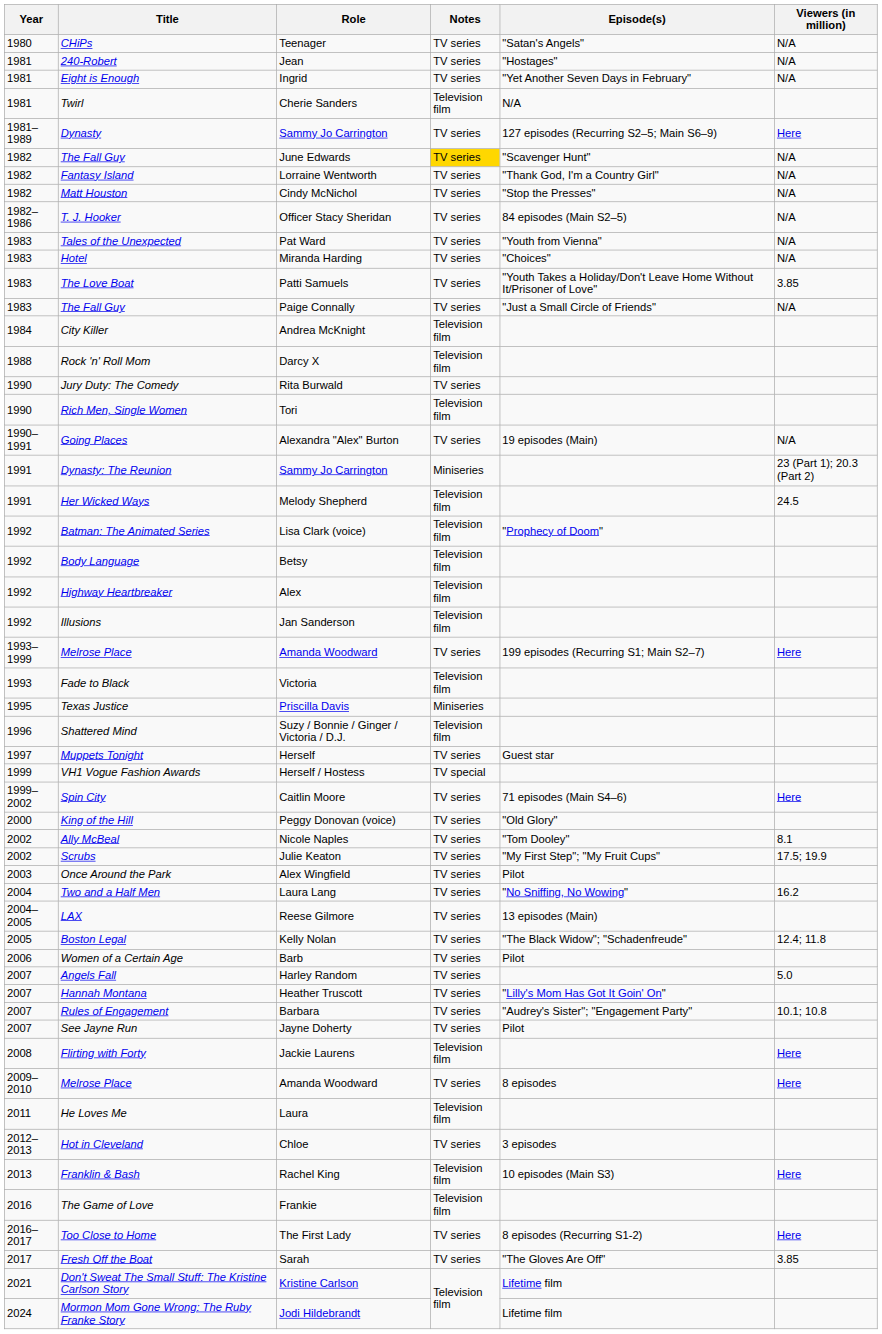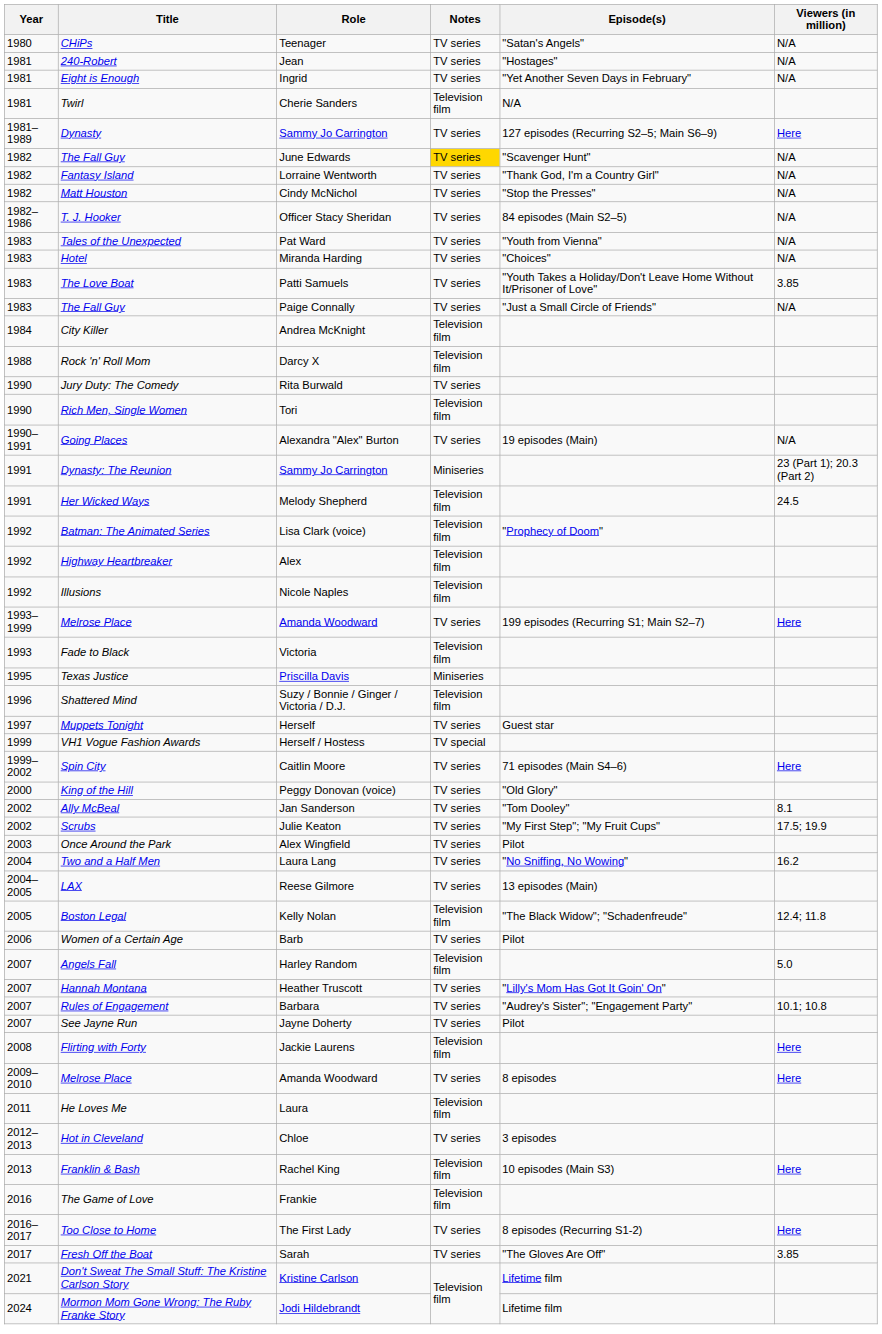- row: (19, 561)
(317, 622) Jan Sanderson -> (314, 592) Nicole Naples
(314, 838) Nicole Naples -> (317, 808) Jan Sanderson
(457, 940) TV series -> (458, 916) Television film
(457, 975) TV series -> (458, 964) Television film
